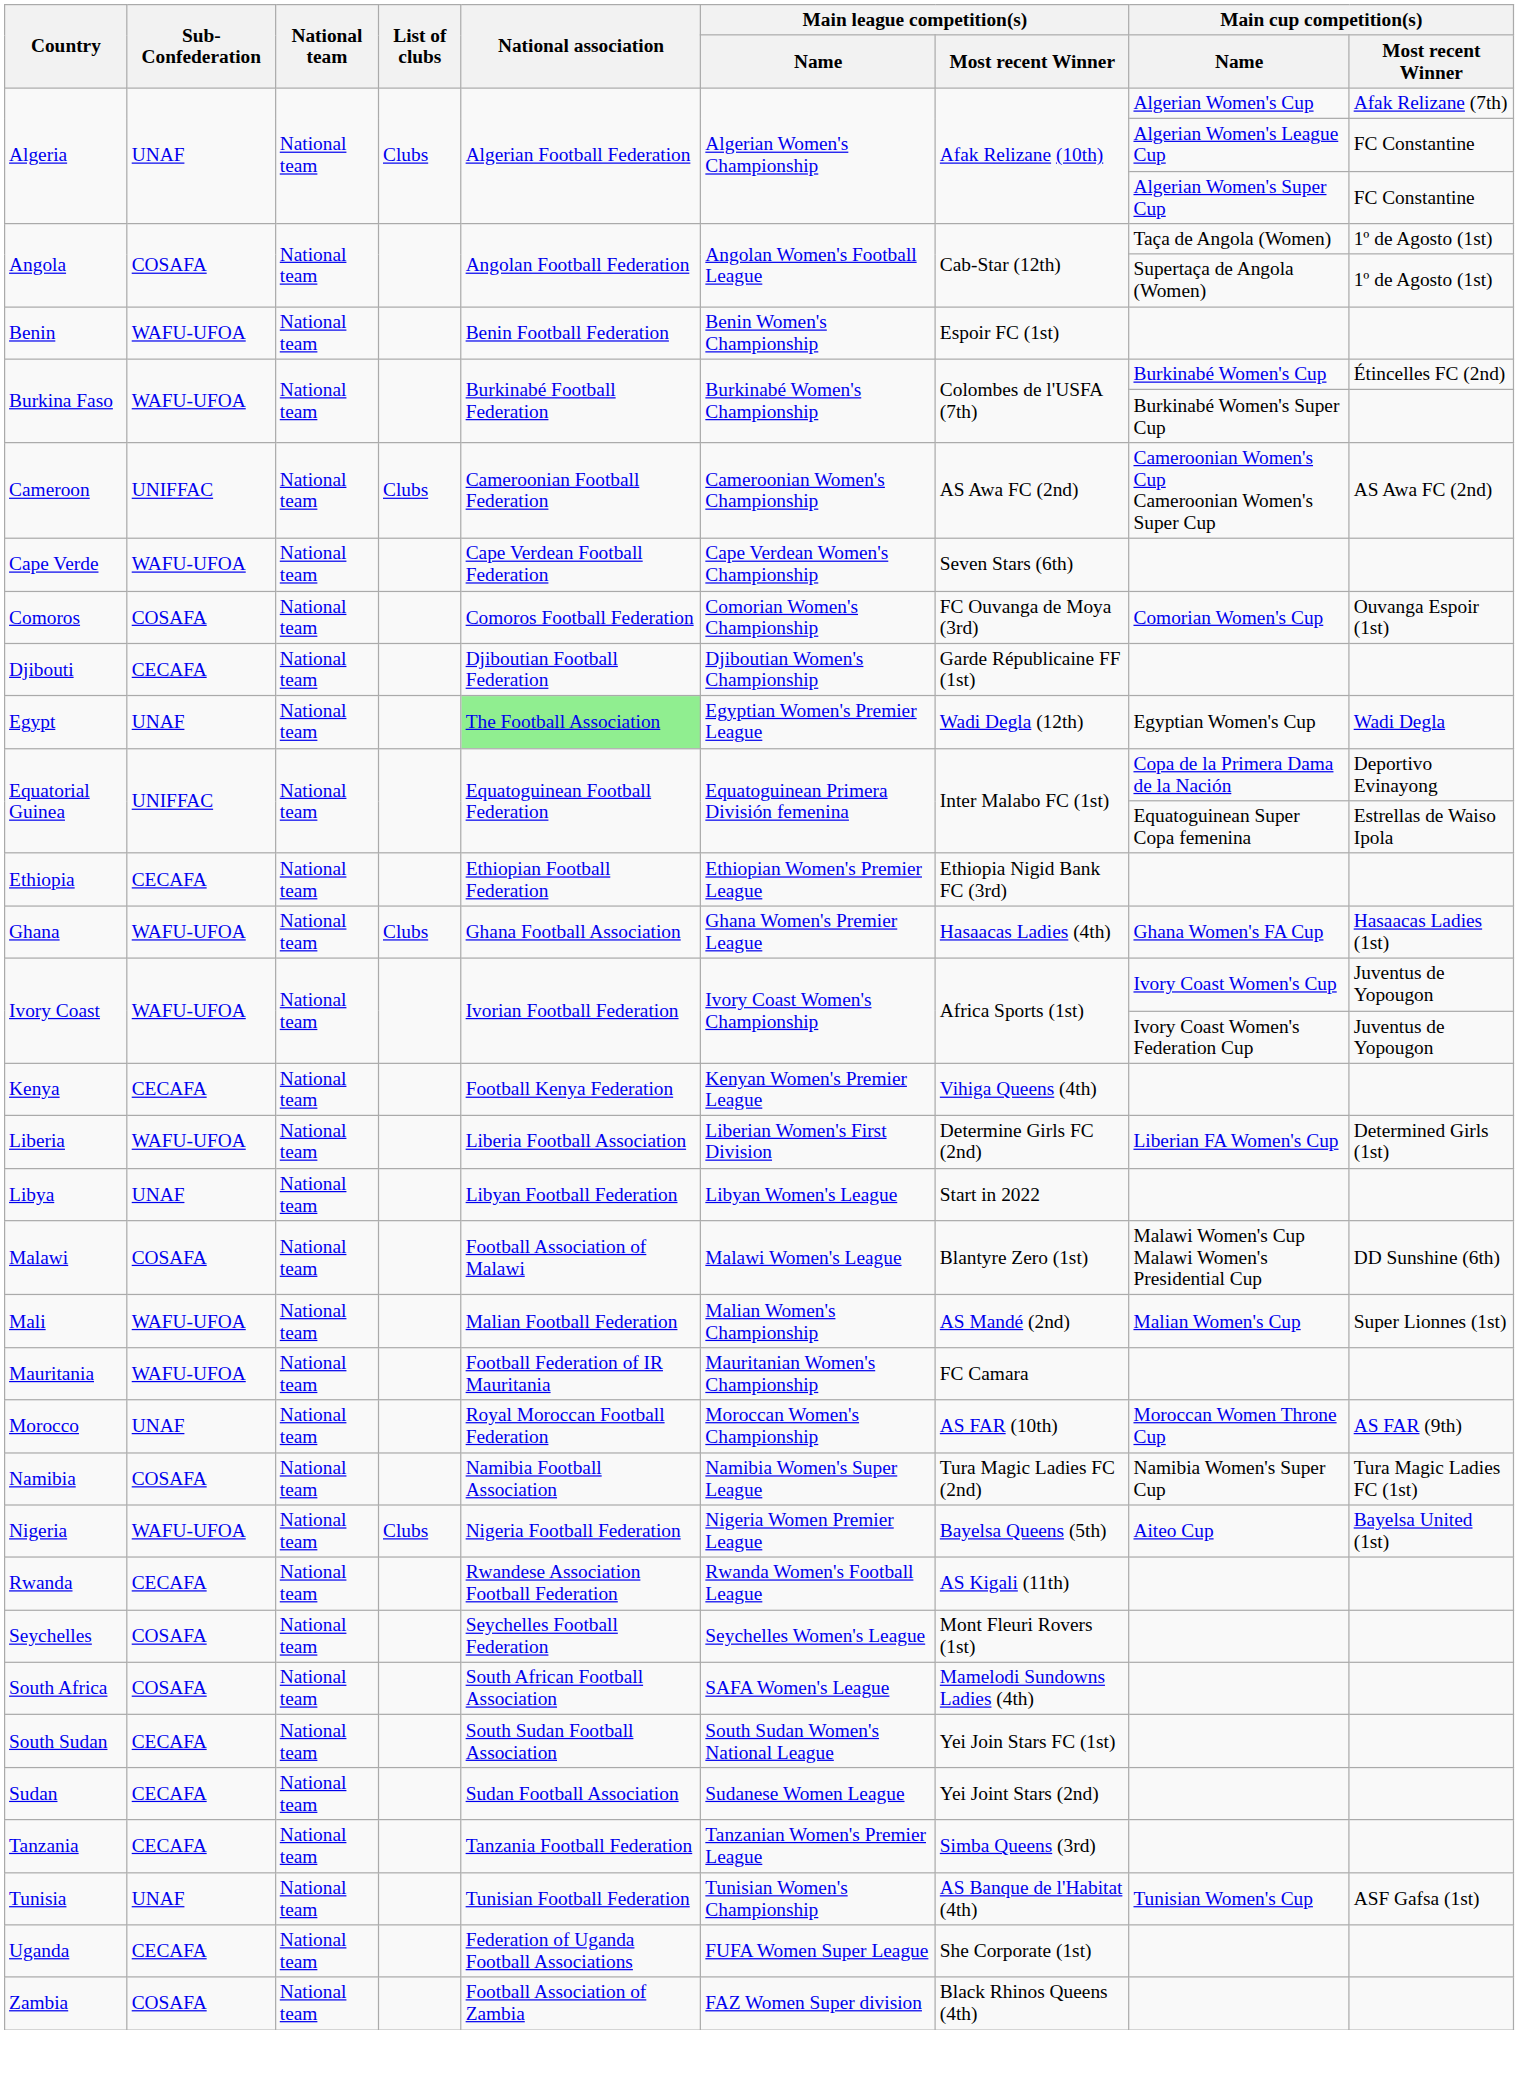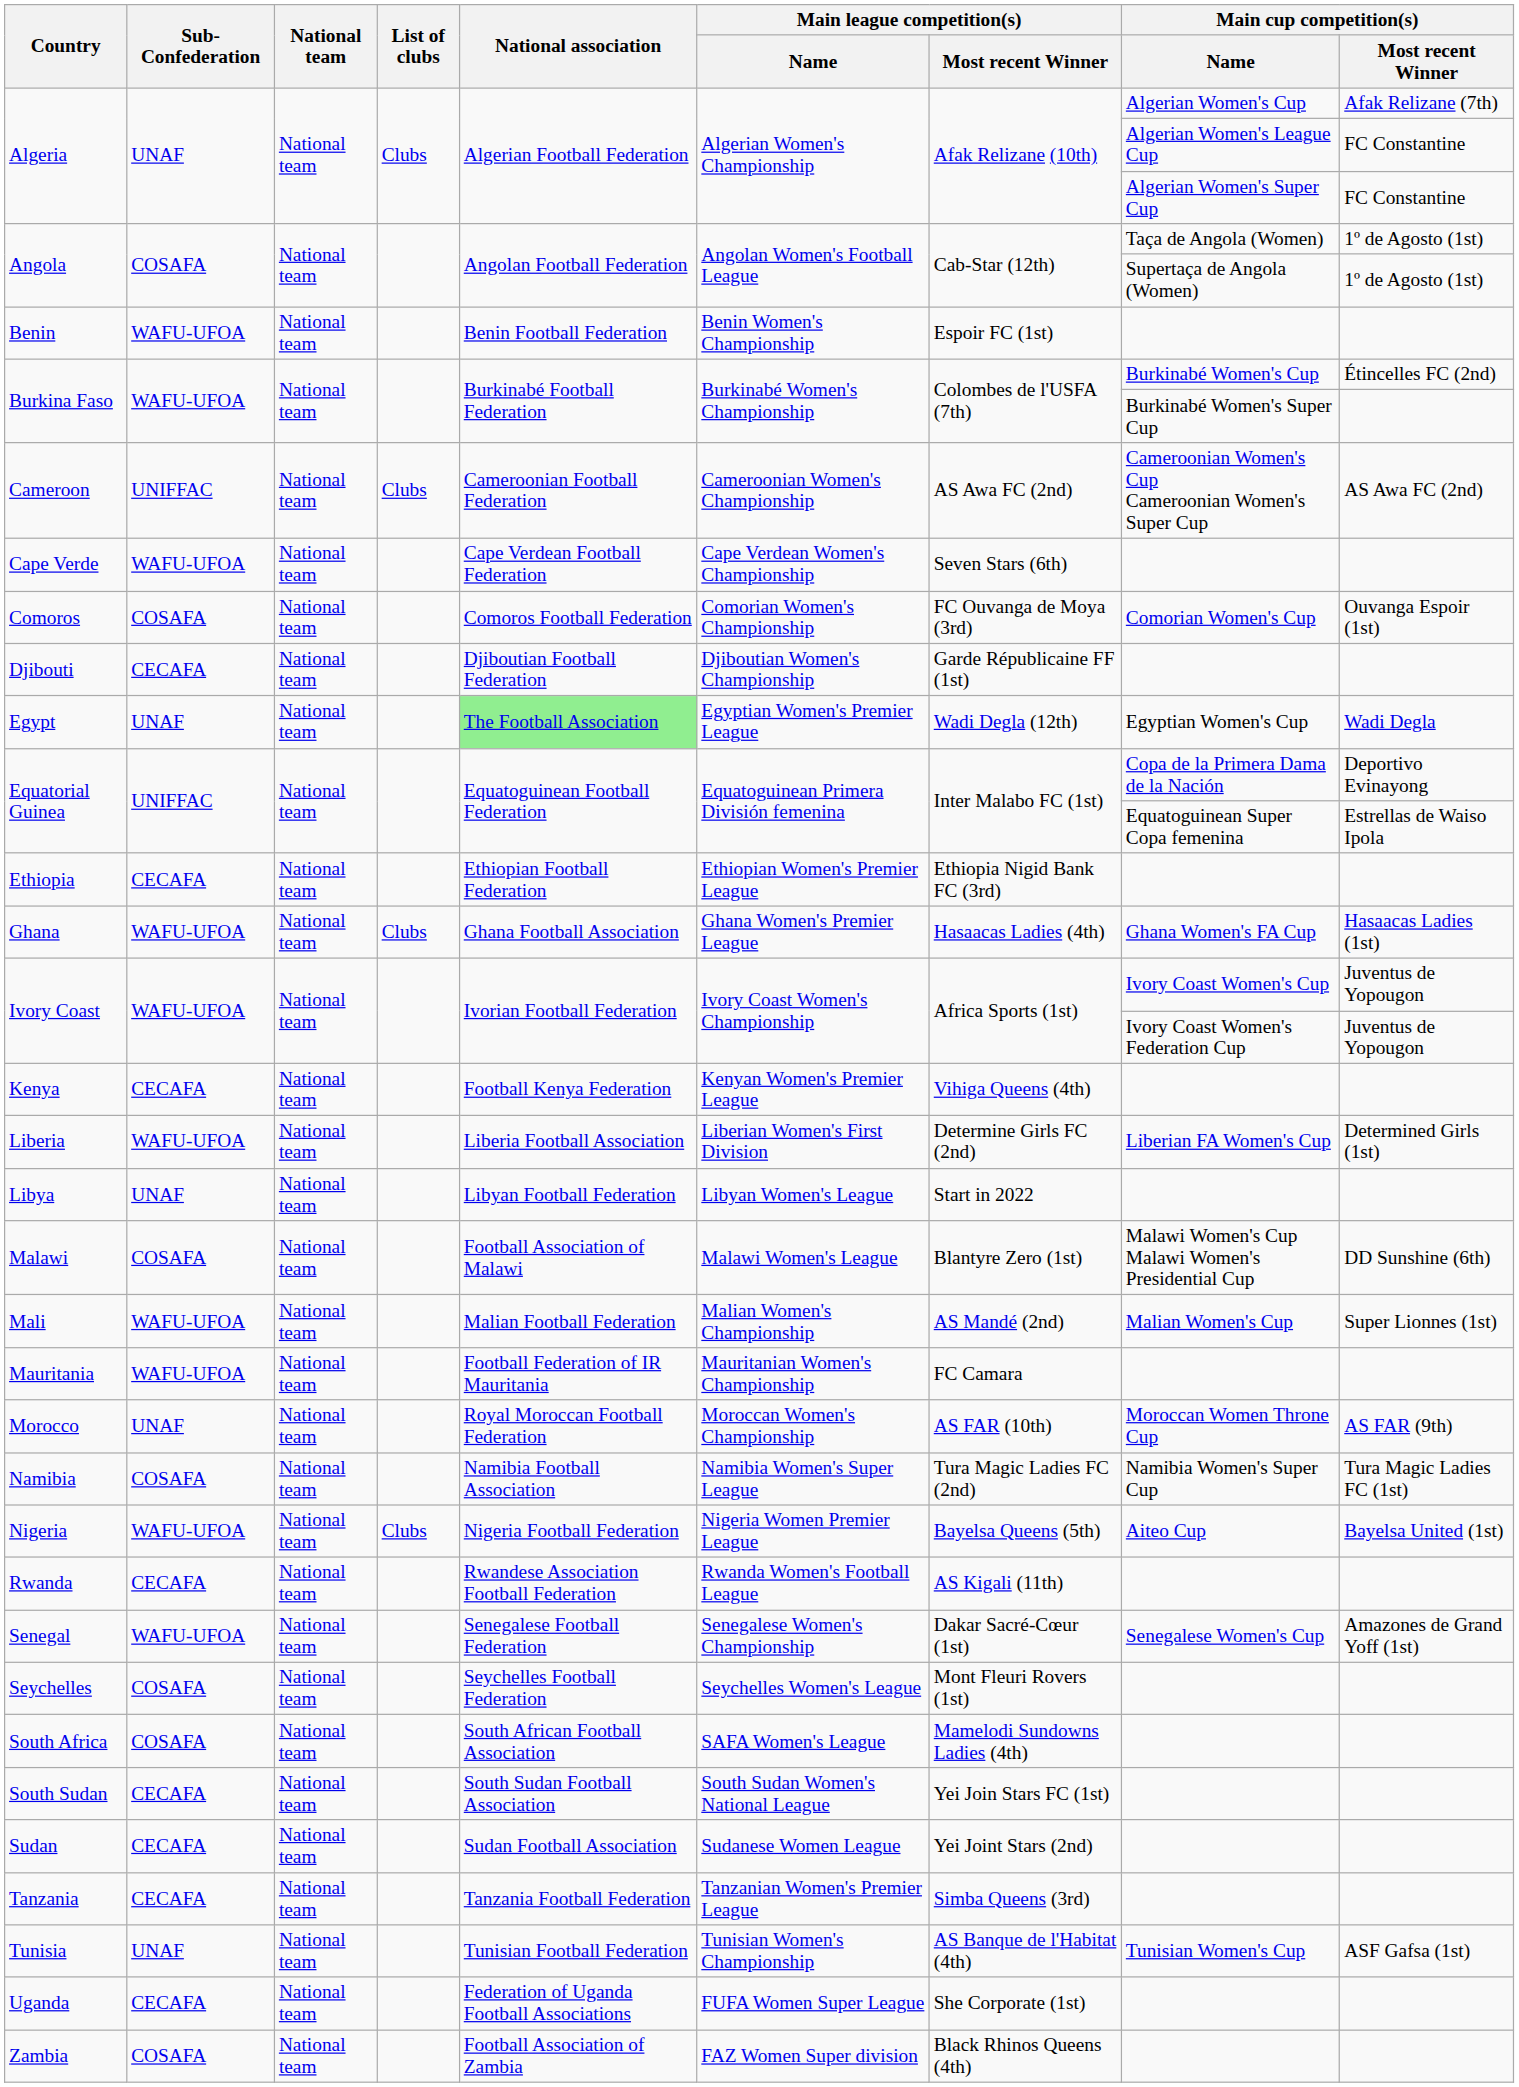+ row: (40, 1635)
